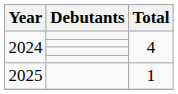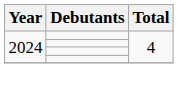- row: (25, 76)
